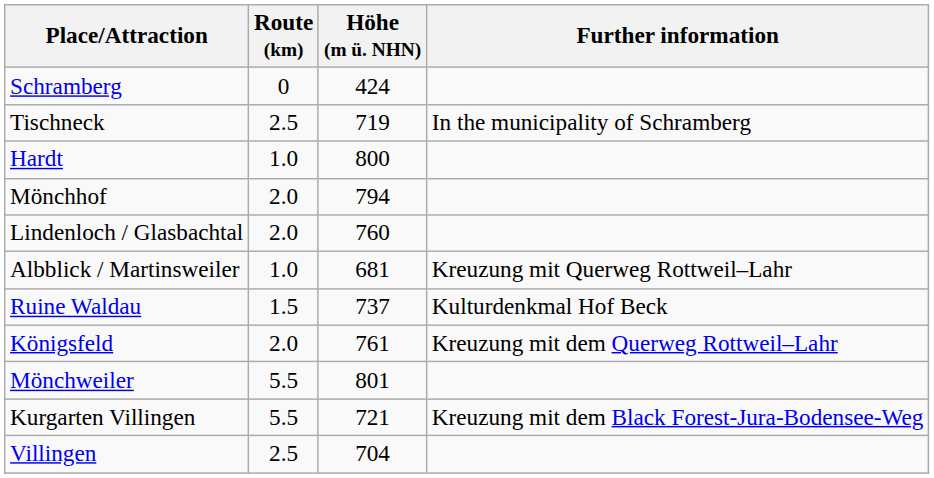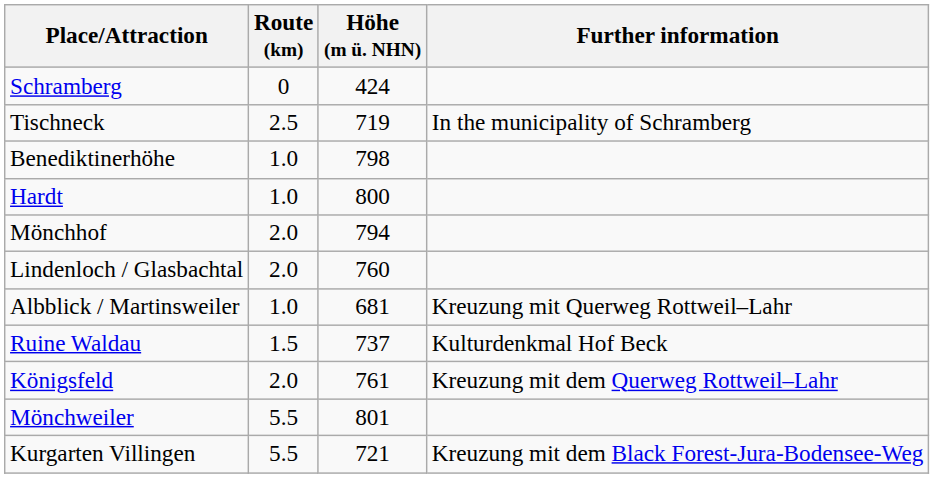+ row: (93, 159)
- row: (53, 453)
